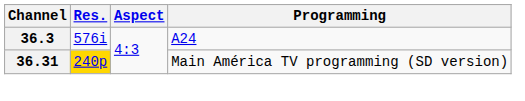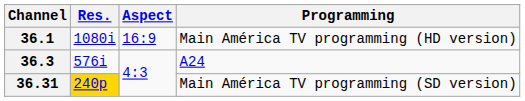+ row: (37, 39)
